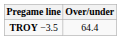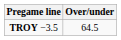(90, 27) 64.4 -> (90, 27) 64.5
